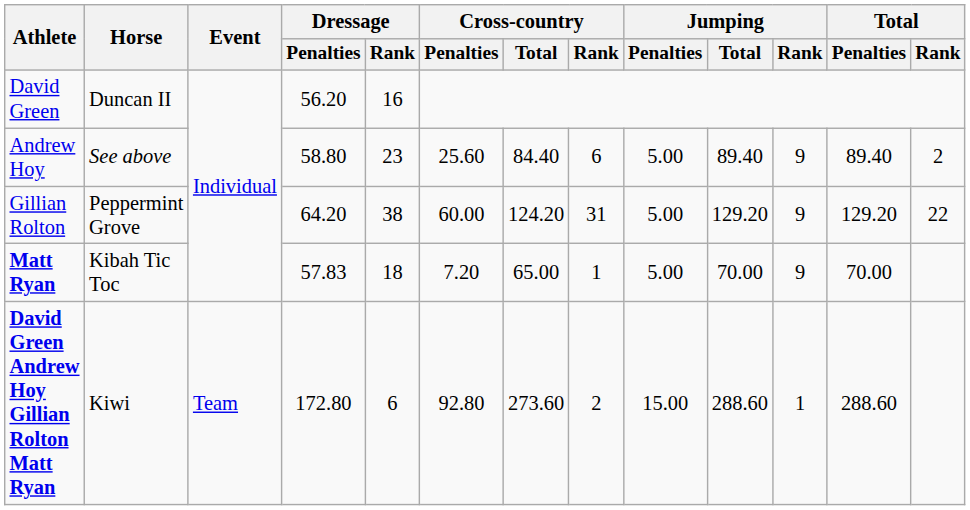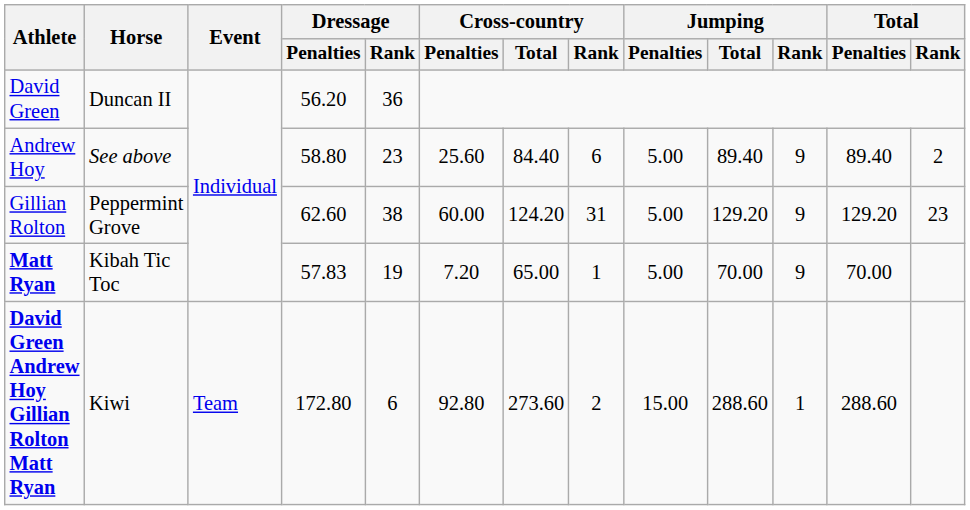(392, 99) 16 -> (392, 99) 36
(323, 215) 64.20 -> (323, 215) 62.60
(938, 215) 22 -> (938, 215) 23
(392, 273) 18 -> (392, 273) 19
